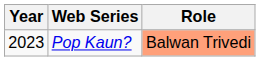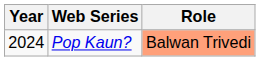(26, 42) 2023 -> (26, 42) 2024
